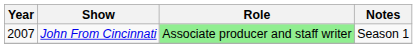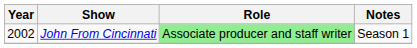(21, 34) 2007 -> (21, 34) 2002
